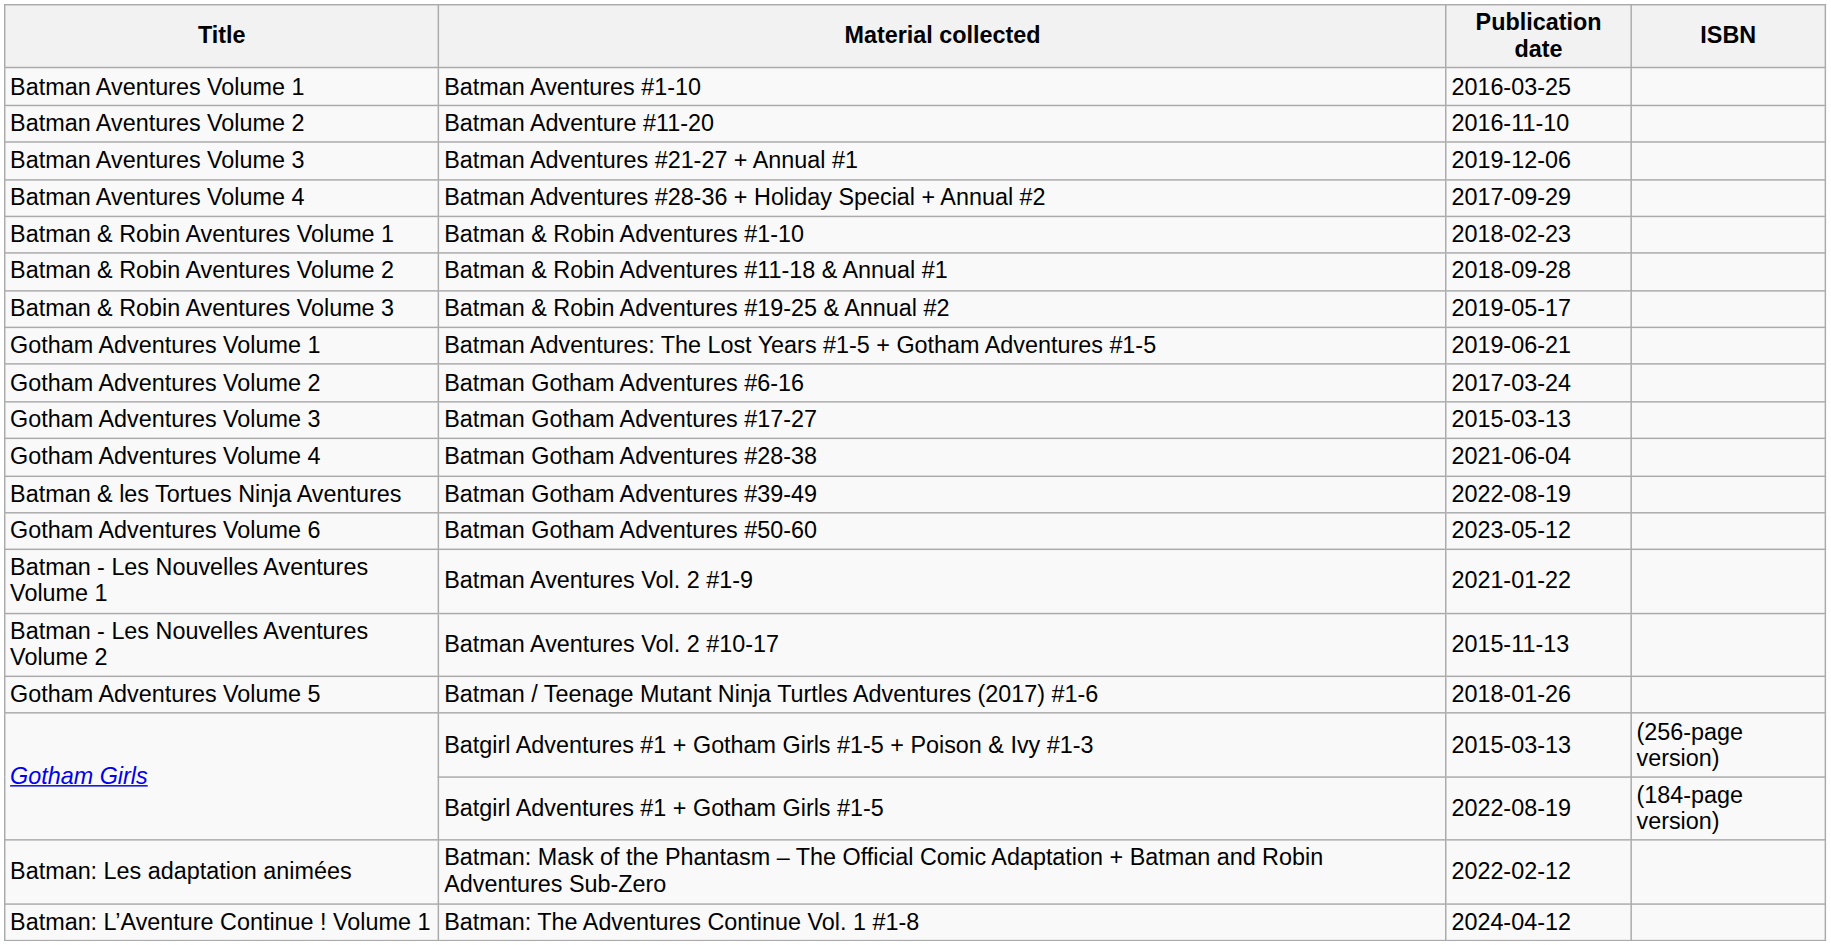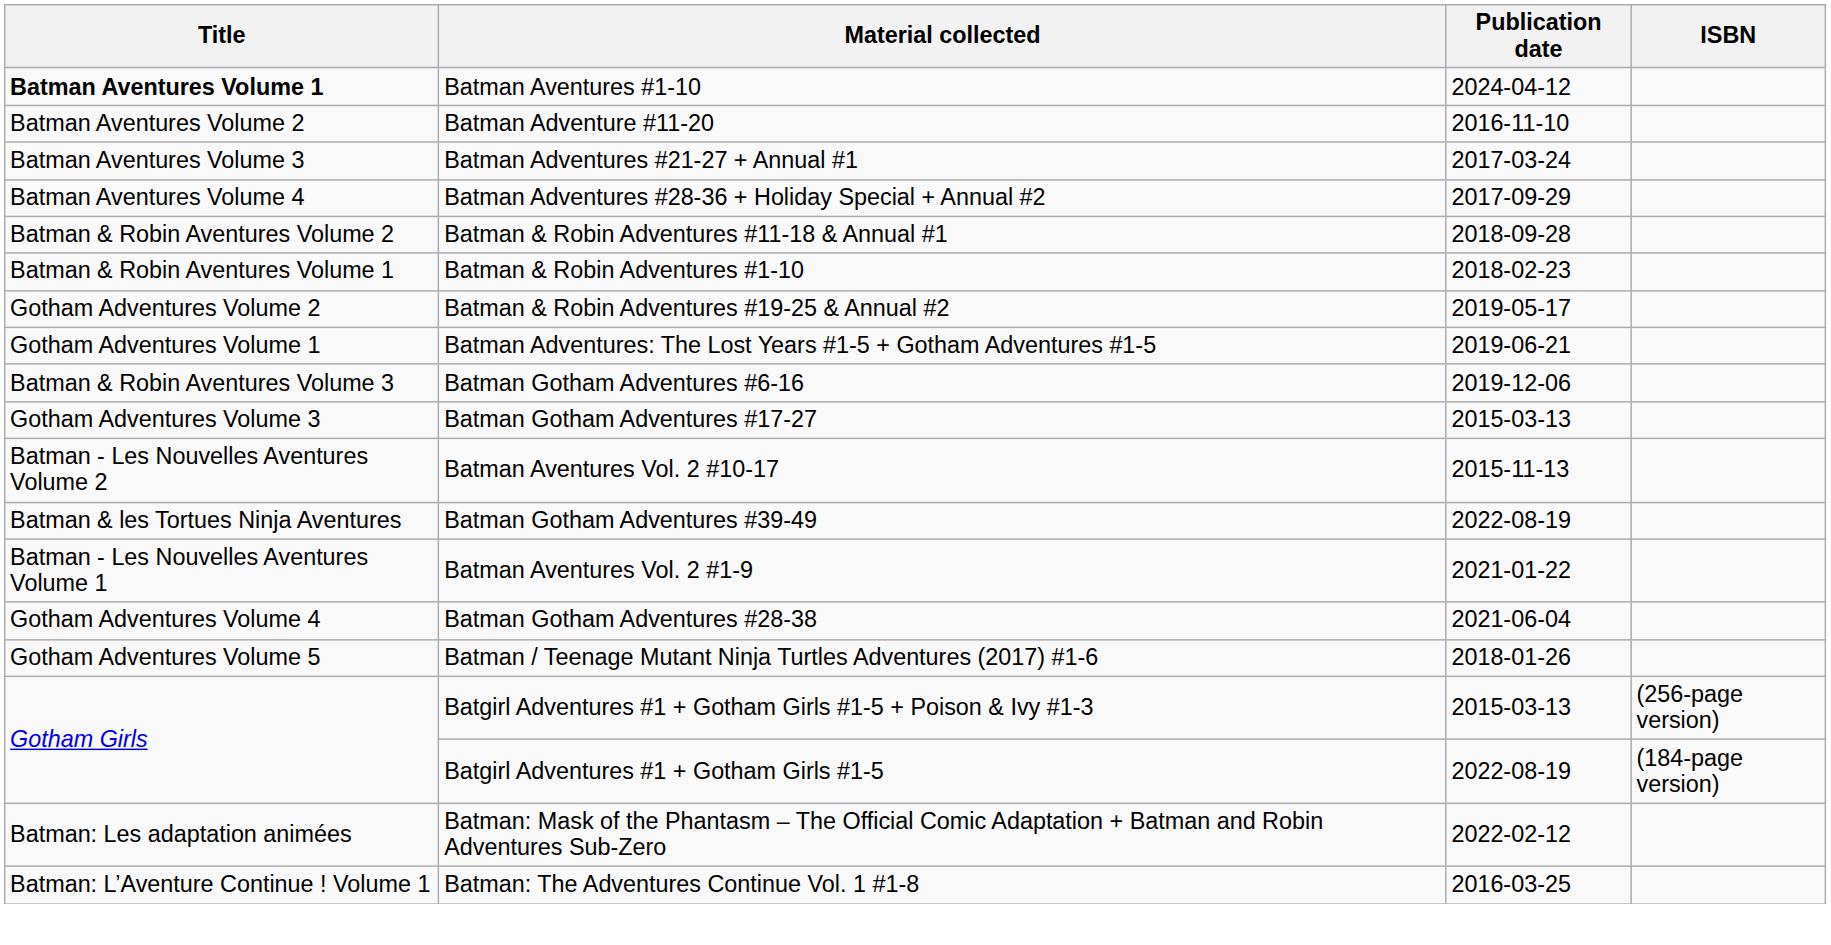(157, 86) normal -> (167, 86) bold
(1511, 86) 2016-03-25 -> (1511, 86) 2024-04-12
(1511, 160) 2019-12-06 -> (1511, 160) 2017-03-24
rows swapped: (624, 234) <-> (696, 271)
(202, 308) Batman & Robin Aventures Volume 3 -> (165, 308) Gotham Adventures Volume 2
(165, 382) Gotham Adventures Volume 2 -> (202, 382) Batman & Robin Aventures Volume 3
(1511, 382) 2017-03-24 -> (1511, 382) 2019-12-06
rows swapped: (631, 456) <-> (612, 644)
- row: (631, 530)
(1511, 921) 2024-04-12 -> (1511, 884) 2016-03-25
